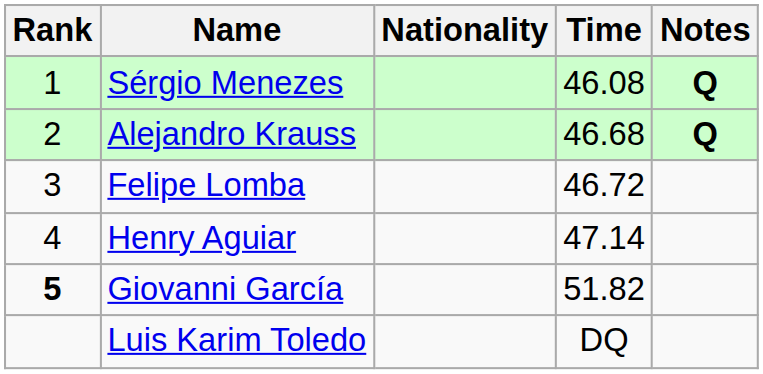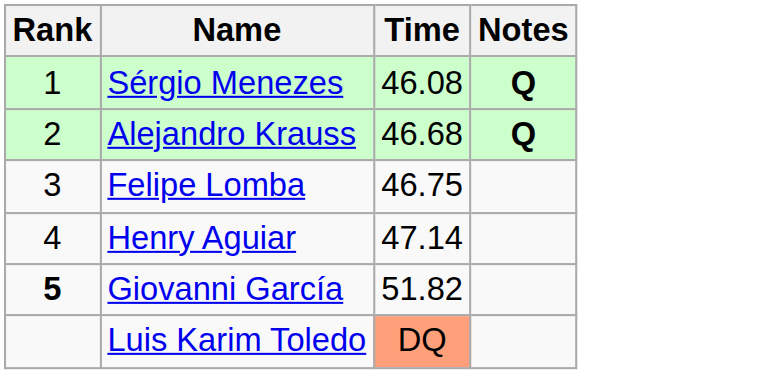- column: (465, 30)
(604, 185) 46.72 -> (422, 185) 46.75
(604, 340) no background -> (422, 340) lightsalmon background
